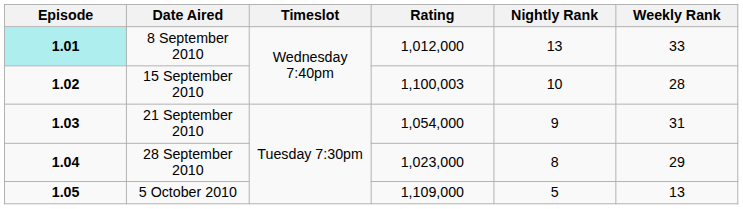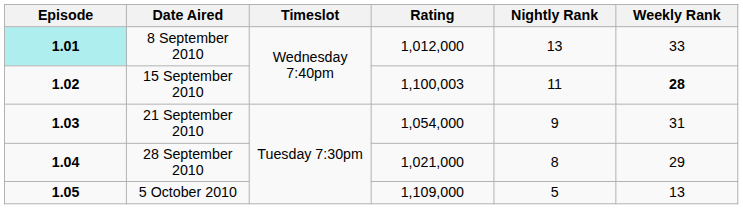(555, 84) 10 -> (555, 84) 11
(677, 84) normal -> (677, 84) bold
(432, 162) 1,023,000 -> (432, 162) 1,021,000
